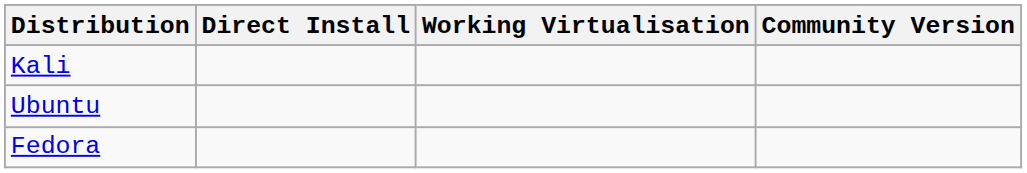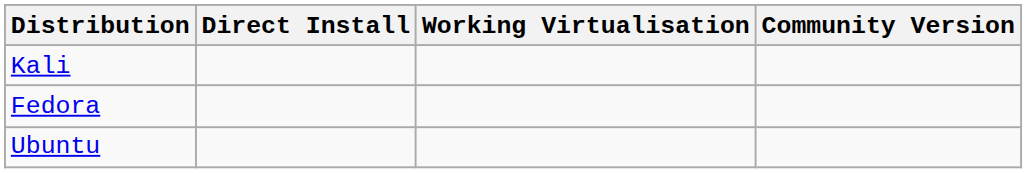rows swapped: (56, 106) <-> (56, 147)
